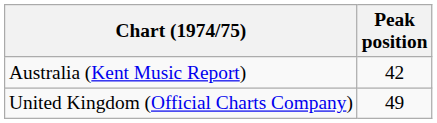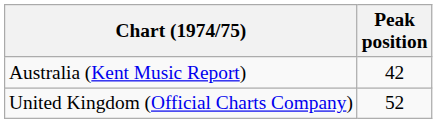(395, 103) 49 -> (395, 103) 52
